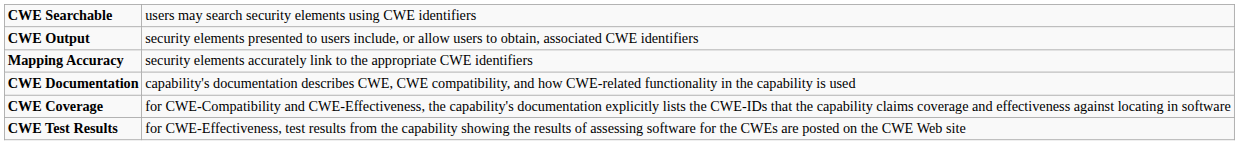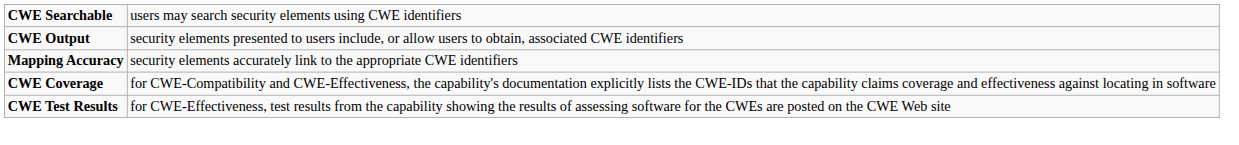- row: (73, 83)
